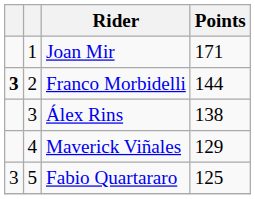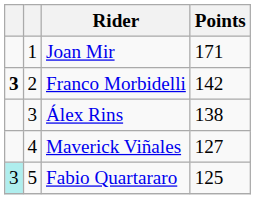(209, 83) 144 -> (209, 83) 142
(209, 146) 129 -> (209, 146) 127
(14, 178) no background -> (14, 178) paleturquoise background
